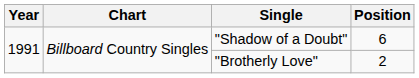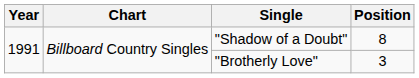(383, 38) 6 -> (383, 38) 8
(383, 61) 2 -> (383, 61) 3
